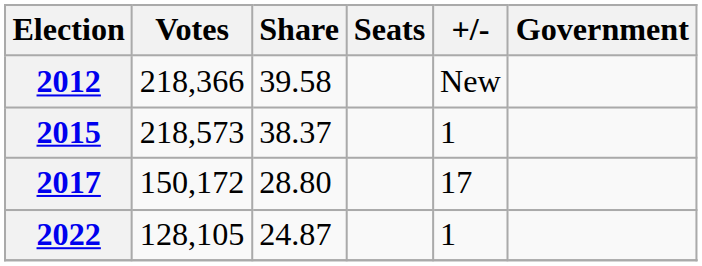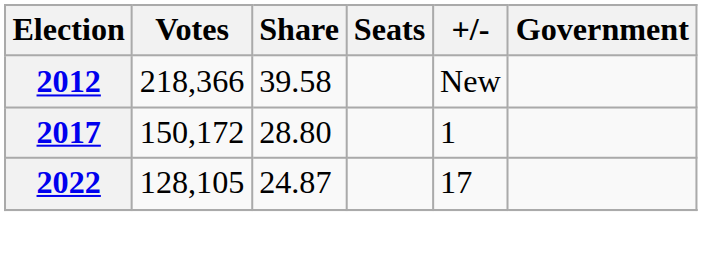- row: (69, 132)
(456, 183) 17 -> (448, 132) 1
(448, 234) 1 -> (456, 183) 17
